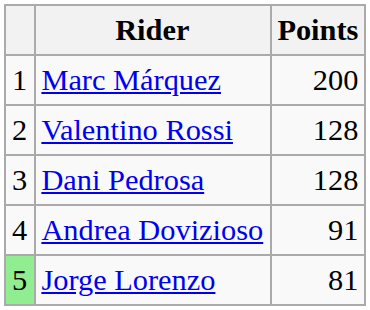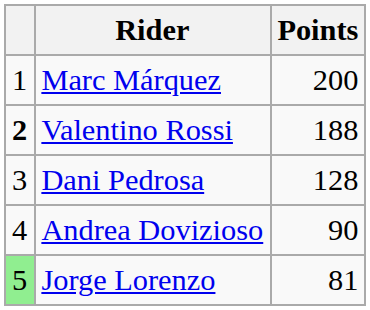(20, 130) normal -> (20, 130) bold
(336, 130) 128 -> (336, 130) 188
(343, 230) 91 -> (343, 230) 90
